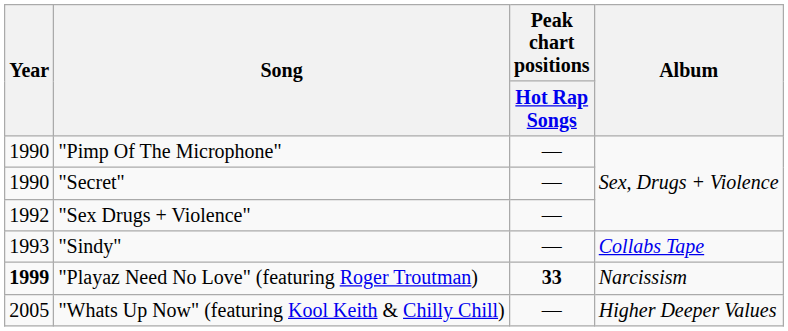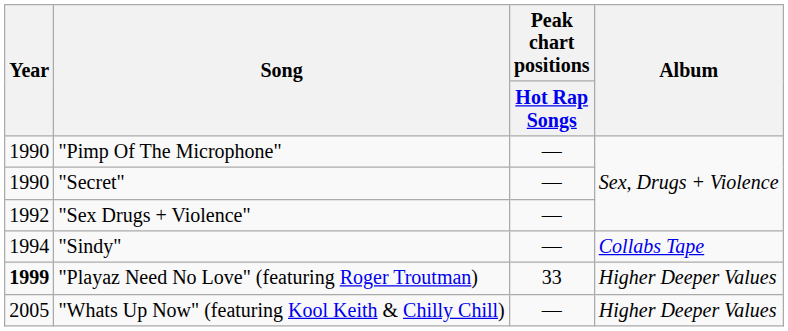(29, 246) 1993 -> (29, 246) 1994
(552, 278) bold -> (552, 278) normal
(643, 278) Narcissism -> (688, 278) Higher Deeper Values
